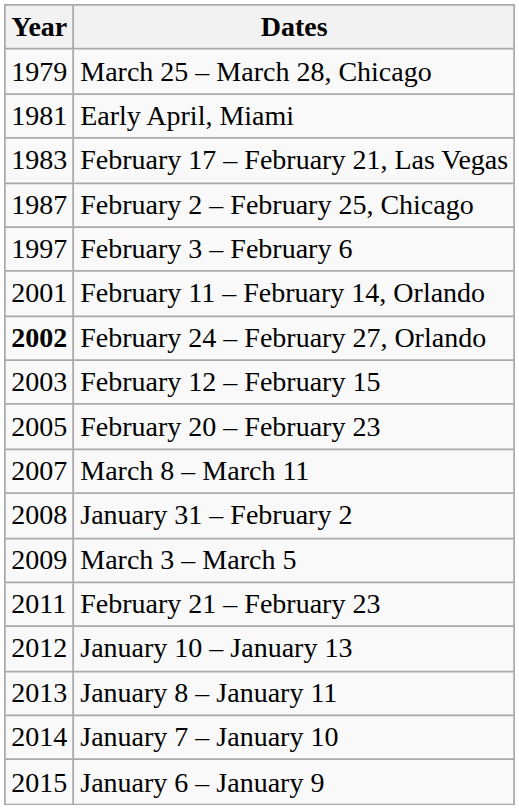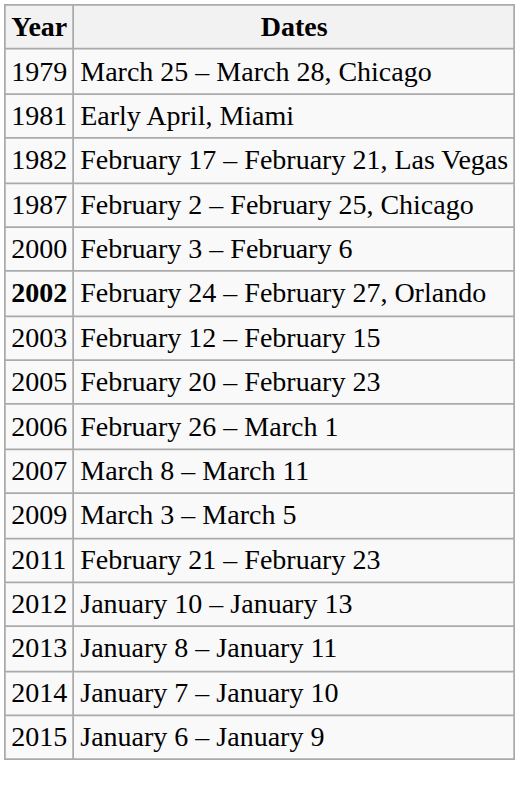(39, 159) 1983 -> (39, 159) 1982
(39, 248) 1997 -> (39, 248) 2000
- row: (283, 293)
+ row: (209, 426)
- row: (216, 515)
